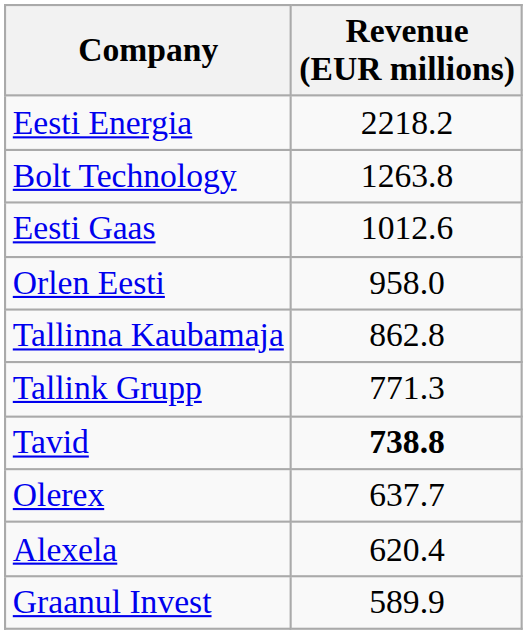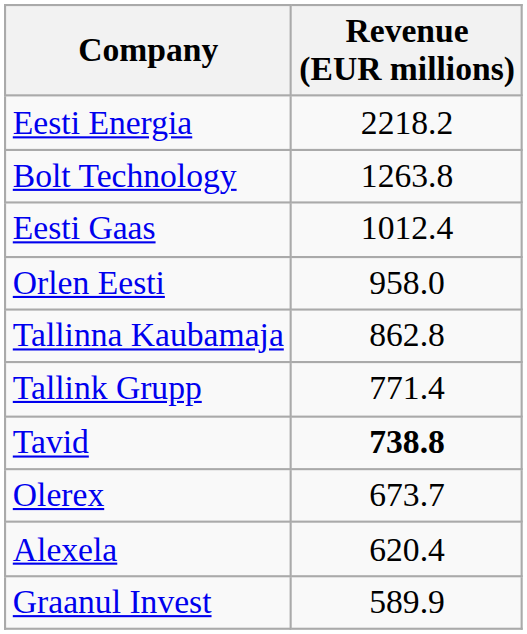(407, 228) 1012.6 -> (407, 228) 1012.4
(407, 388) 771.3 -> (407, 388) 771.4
(407, 495) 637.7 -> (407, 495) 673.7
